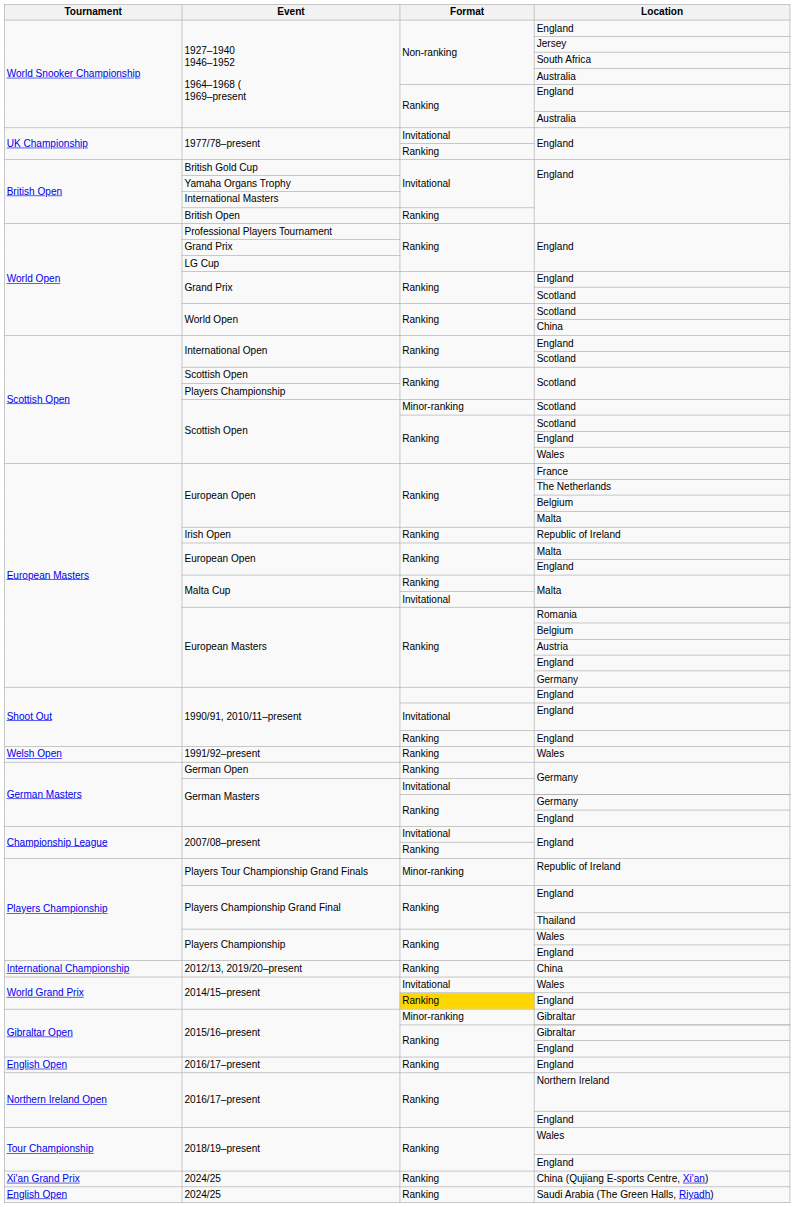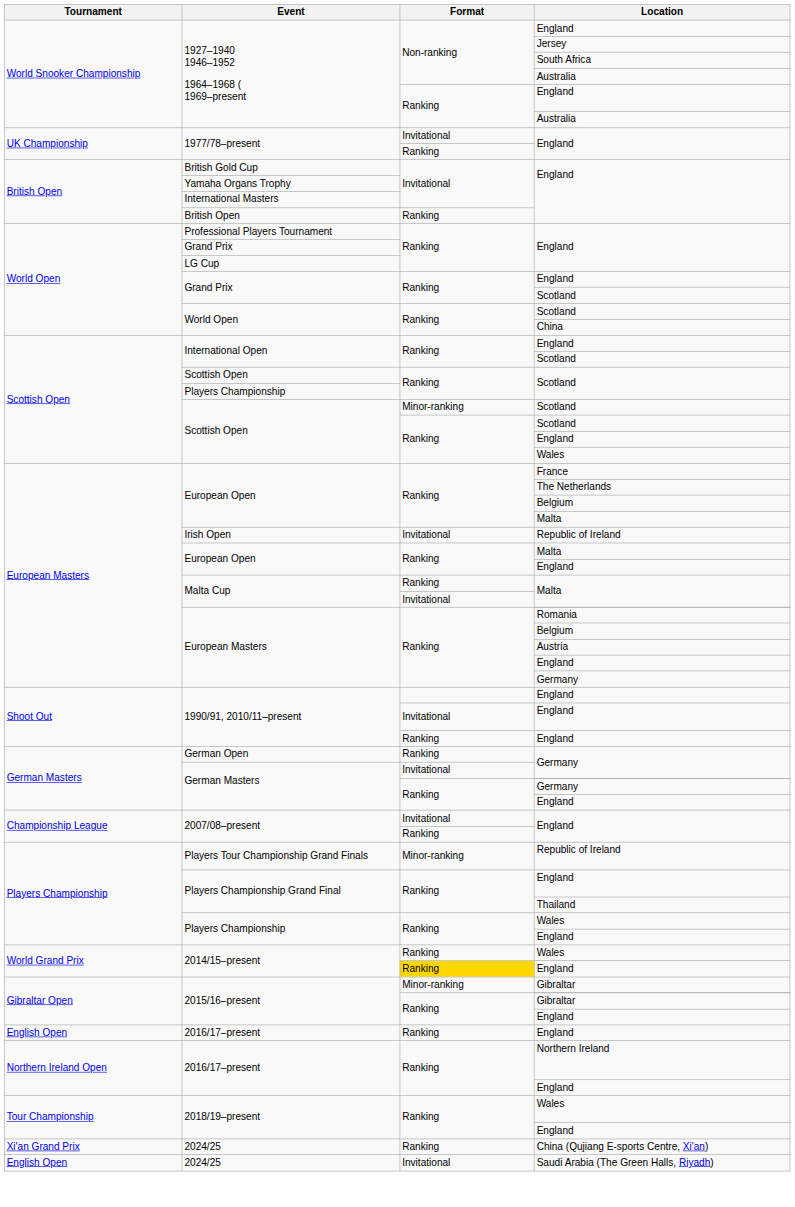(421, 535) Ranking -> (426, 535) Invitational
- row: (222, 754)
- row: (243, 969)
(426, 985) Invitational -> (421, 953) Ranking
(421, 1194) Ranking -> (426, 1162) Invitational
